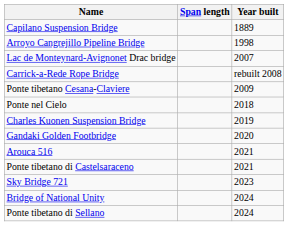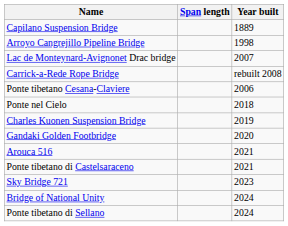(244, 89) 2009 -> (244, 89) 2006
